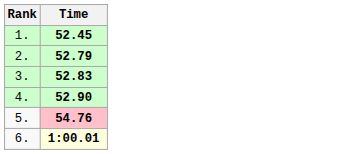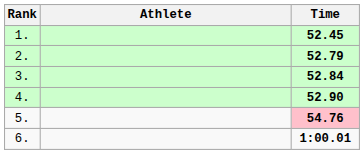+ column: (166, 15)
(74, 76) 52.83 -> (325, 76) 52.84
(74, 138) lightyellow background -> (325, 138) no background
